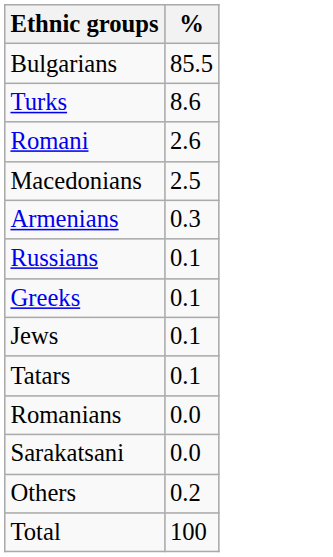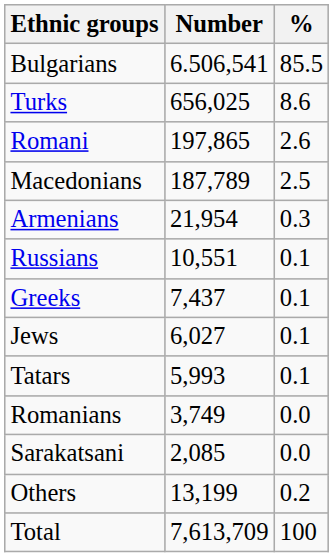+ column: (219, 24)
